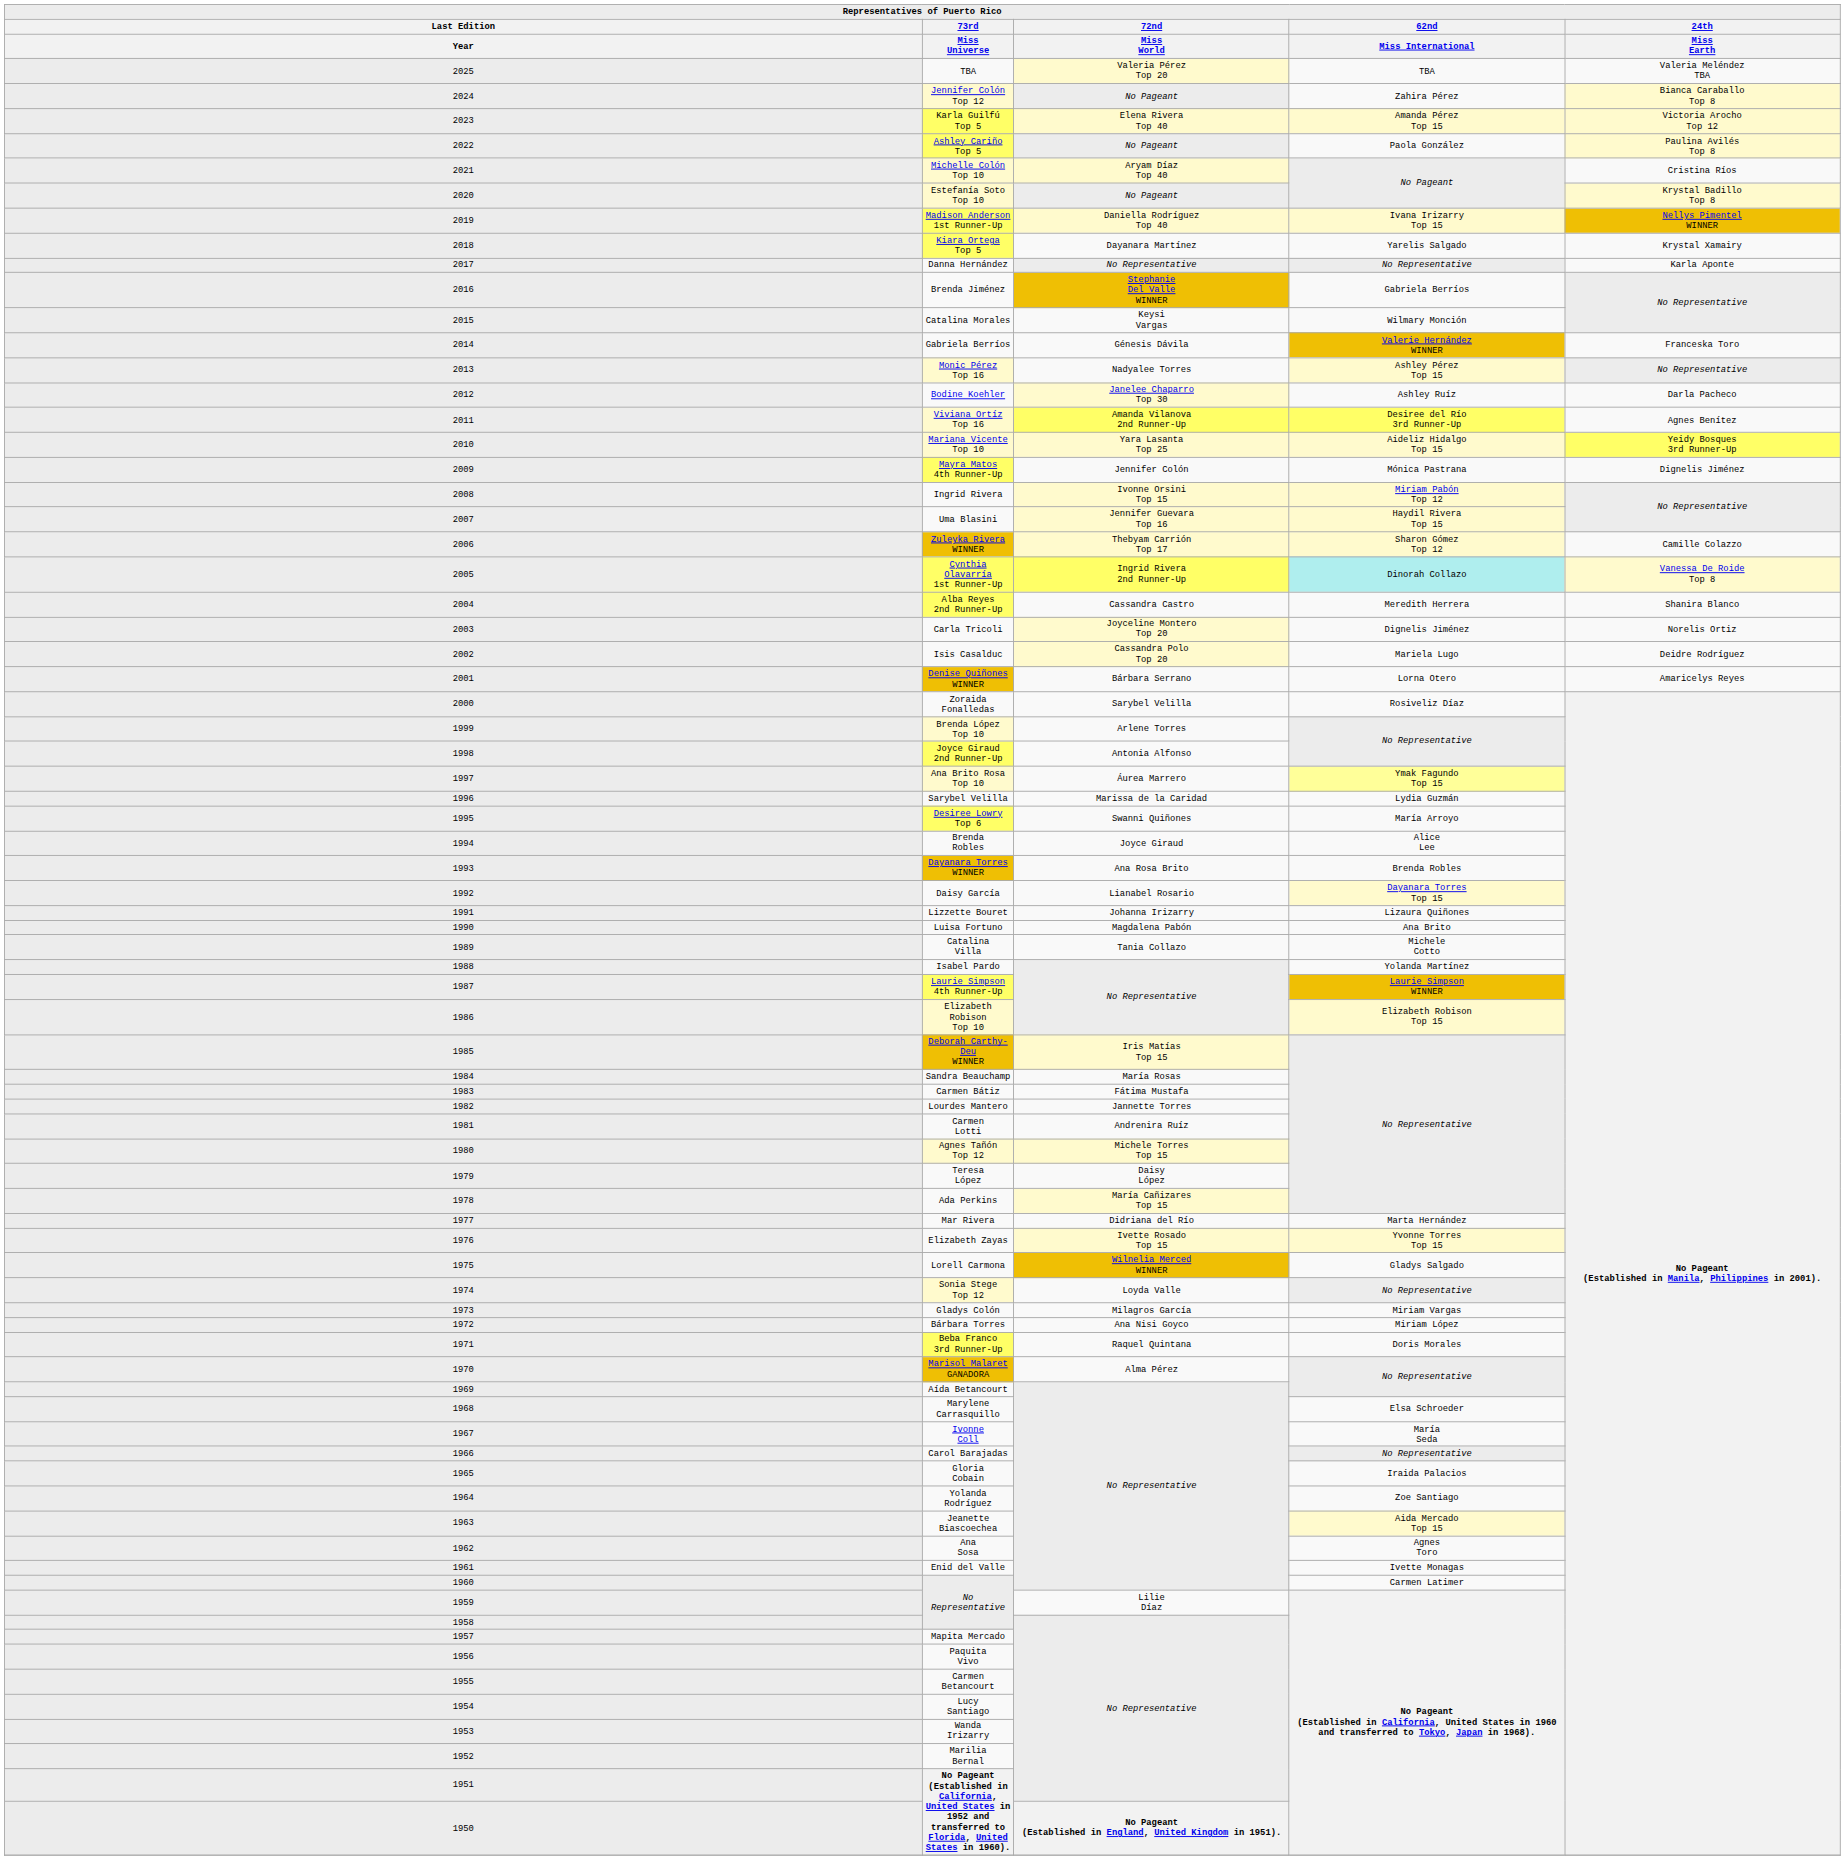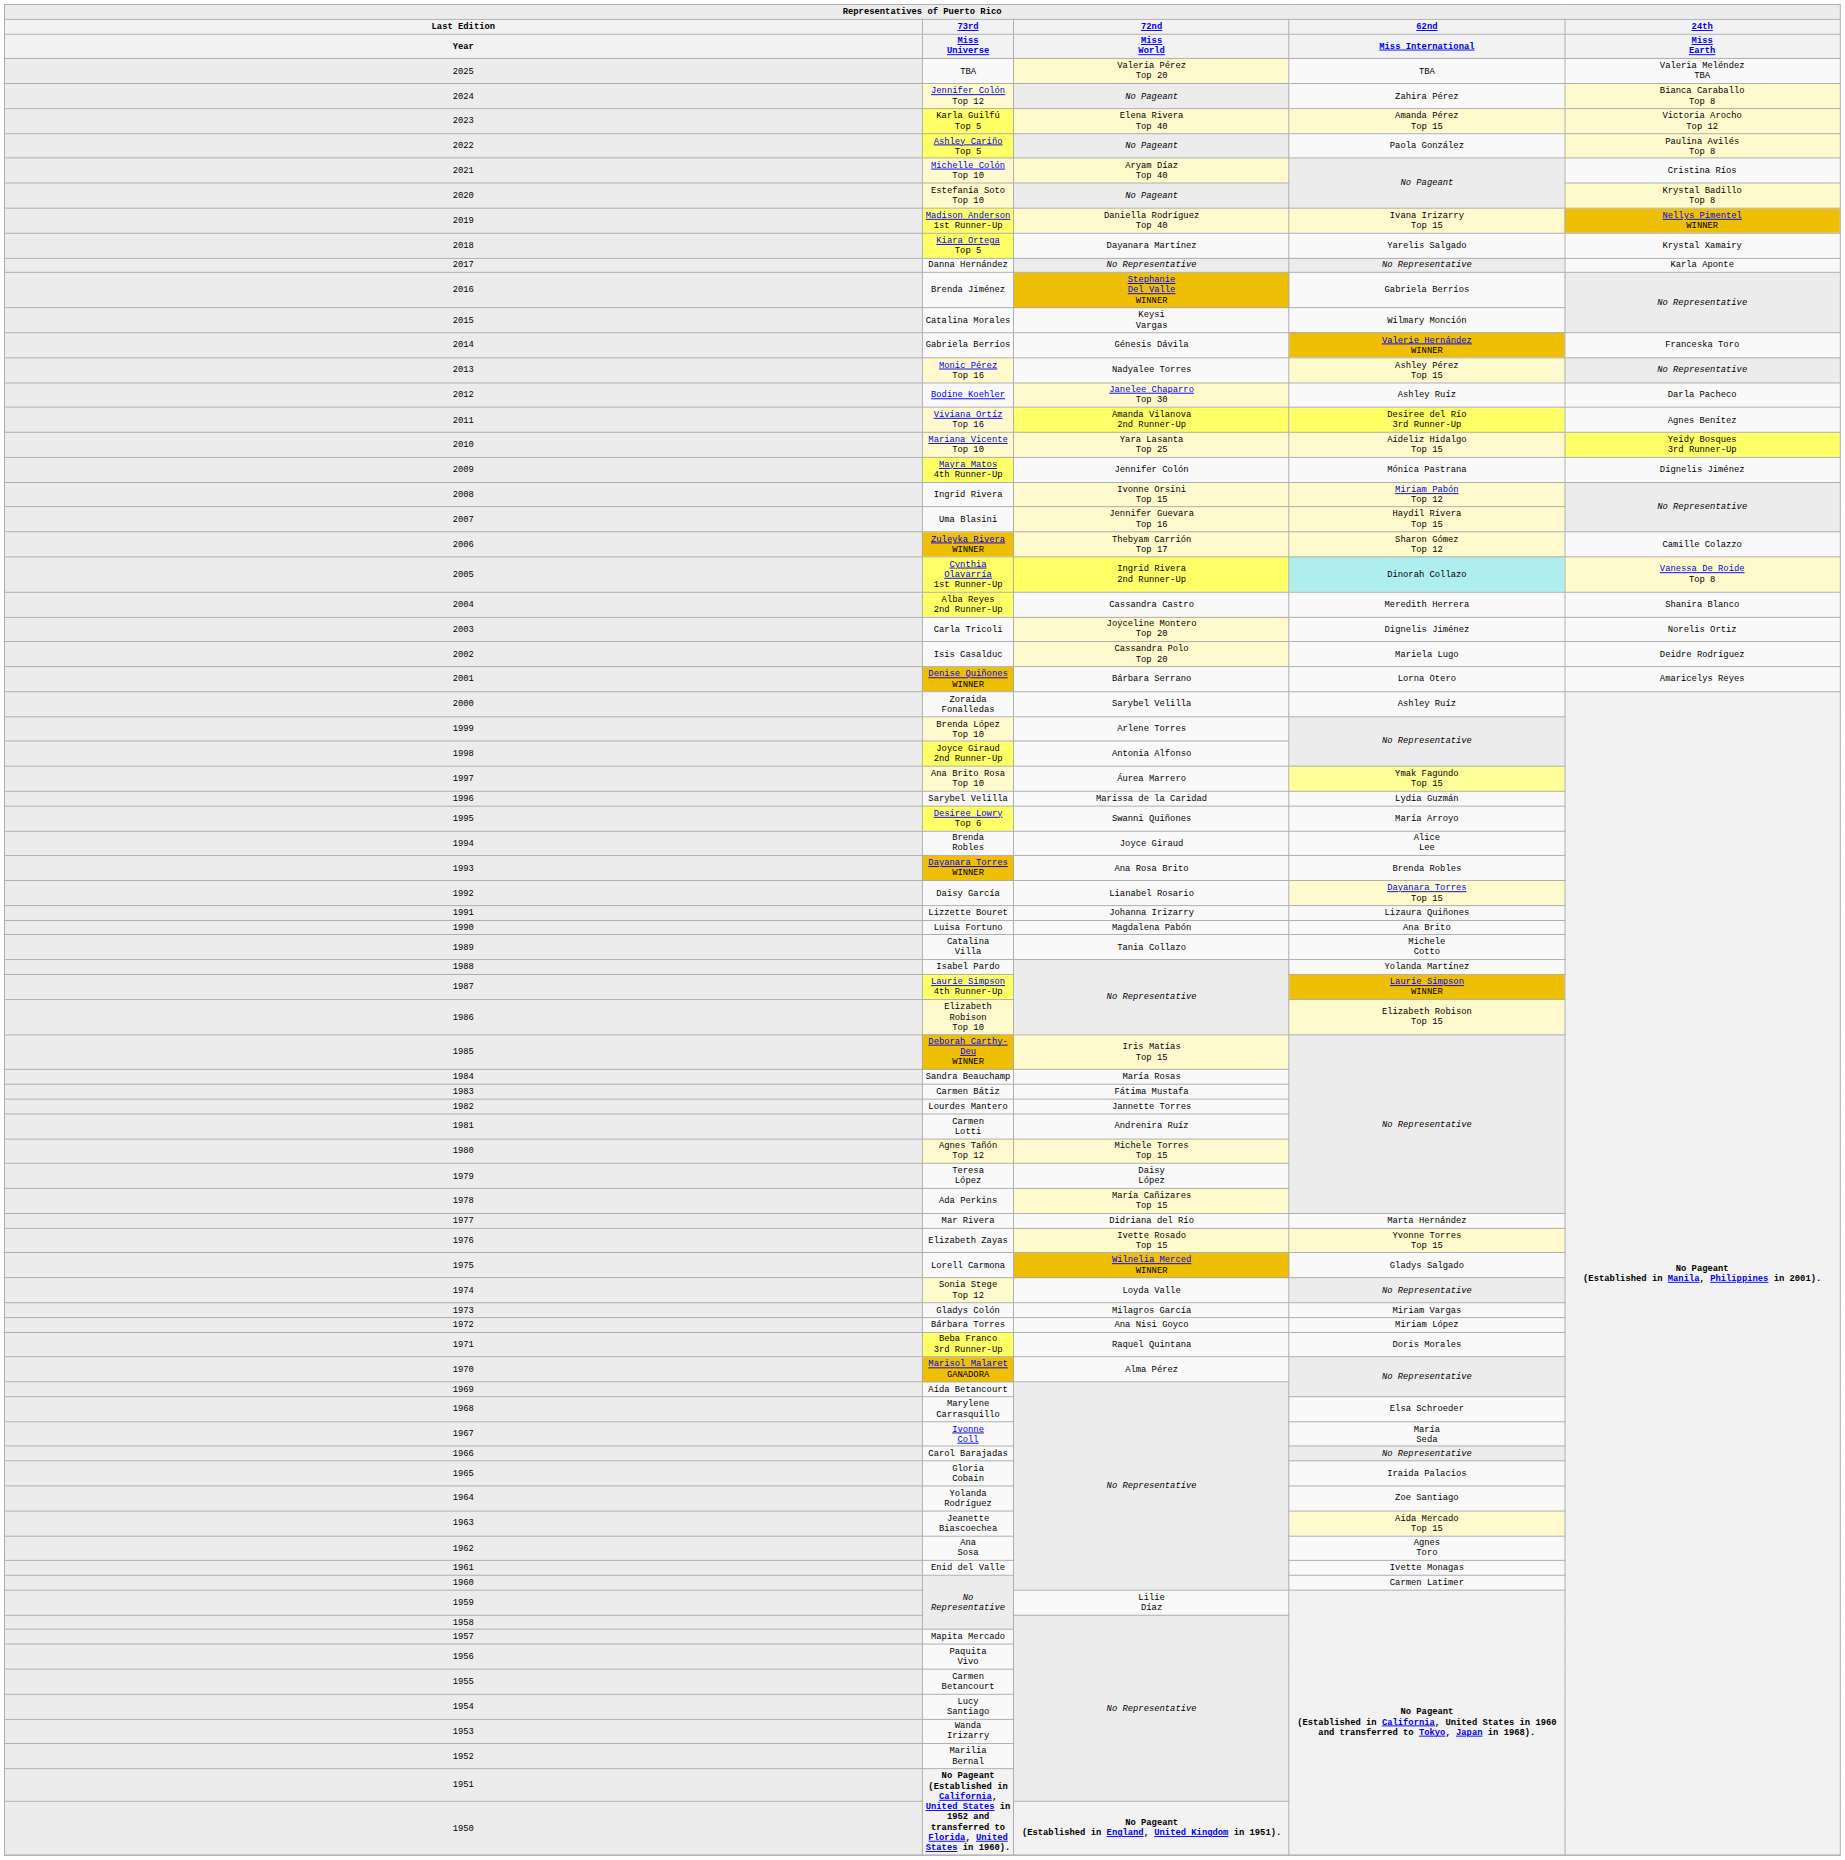(1427, 705) Rosiveliz Díaz -> (1427, 705) Ashley Ruíz
